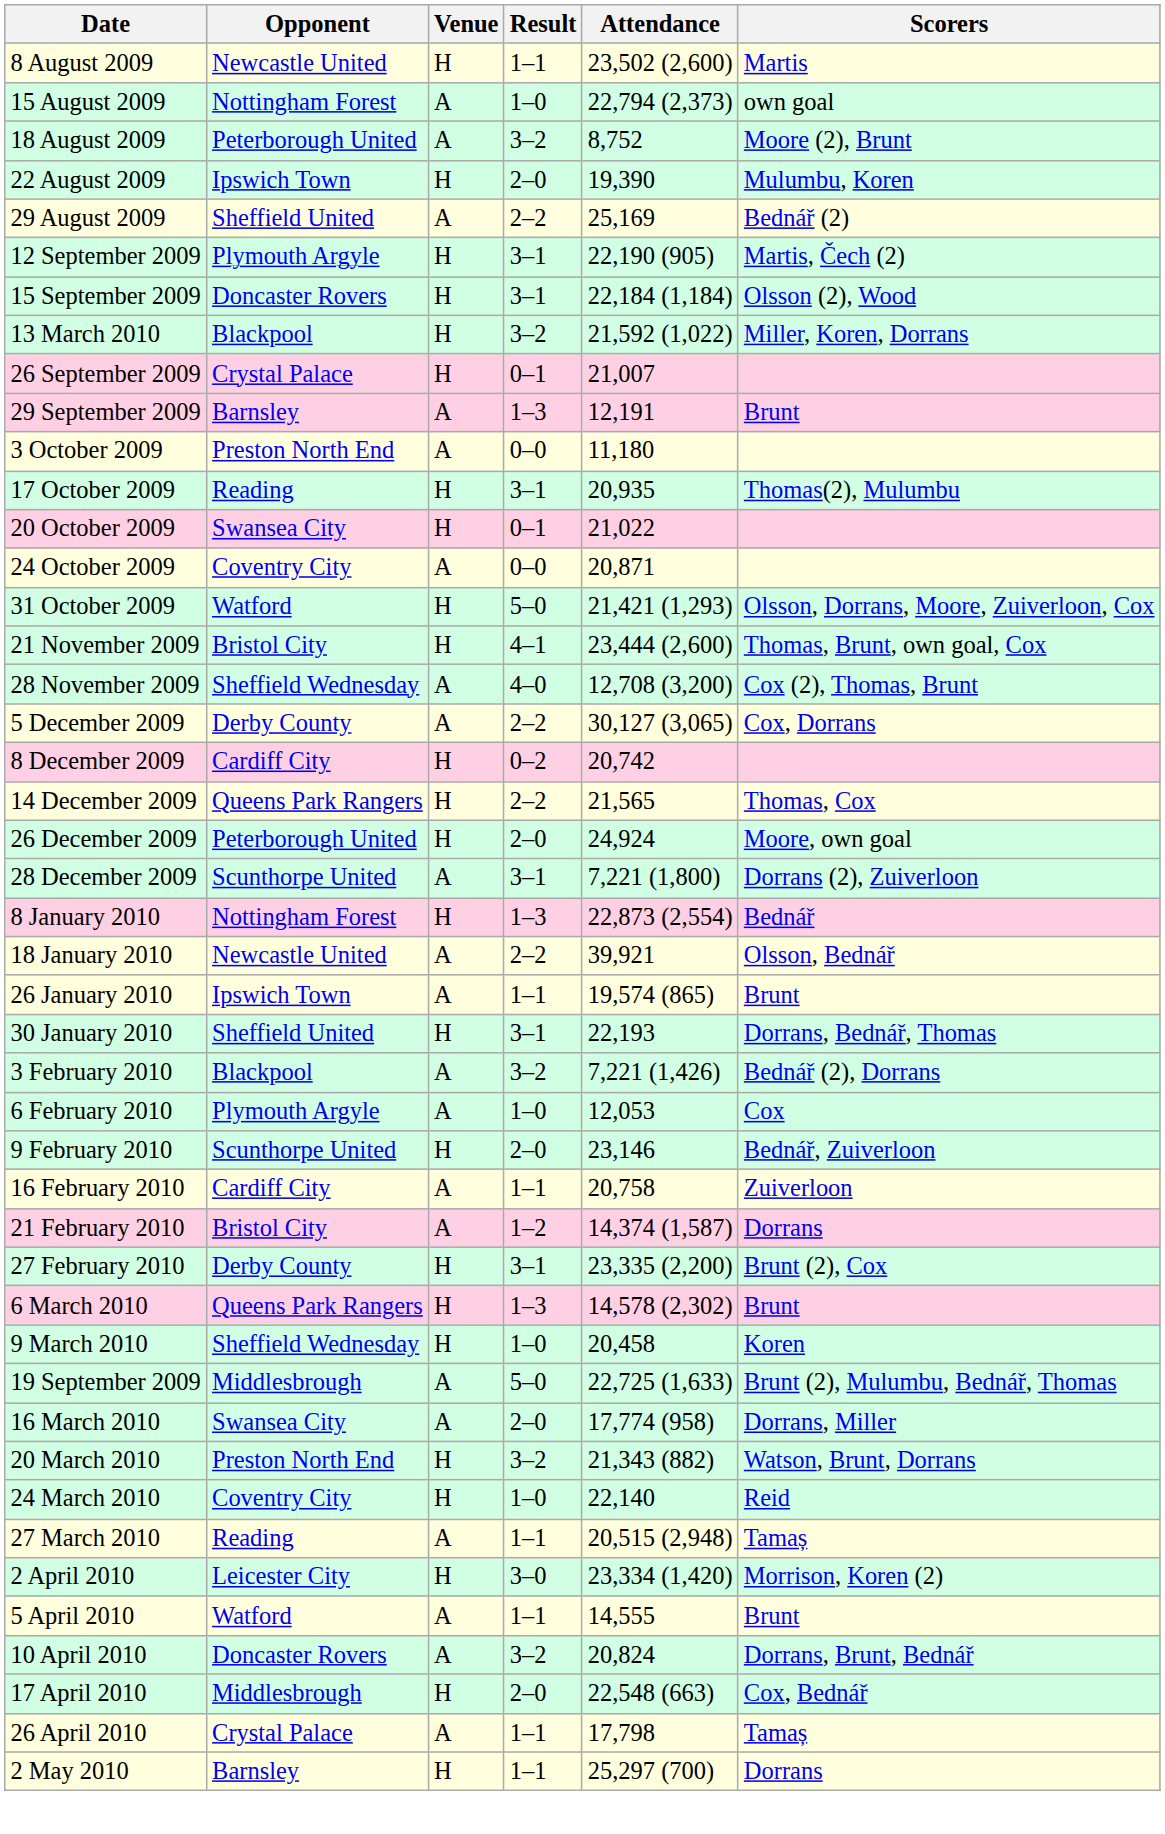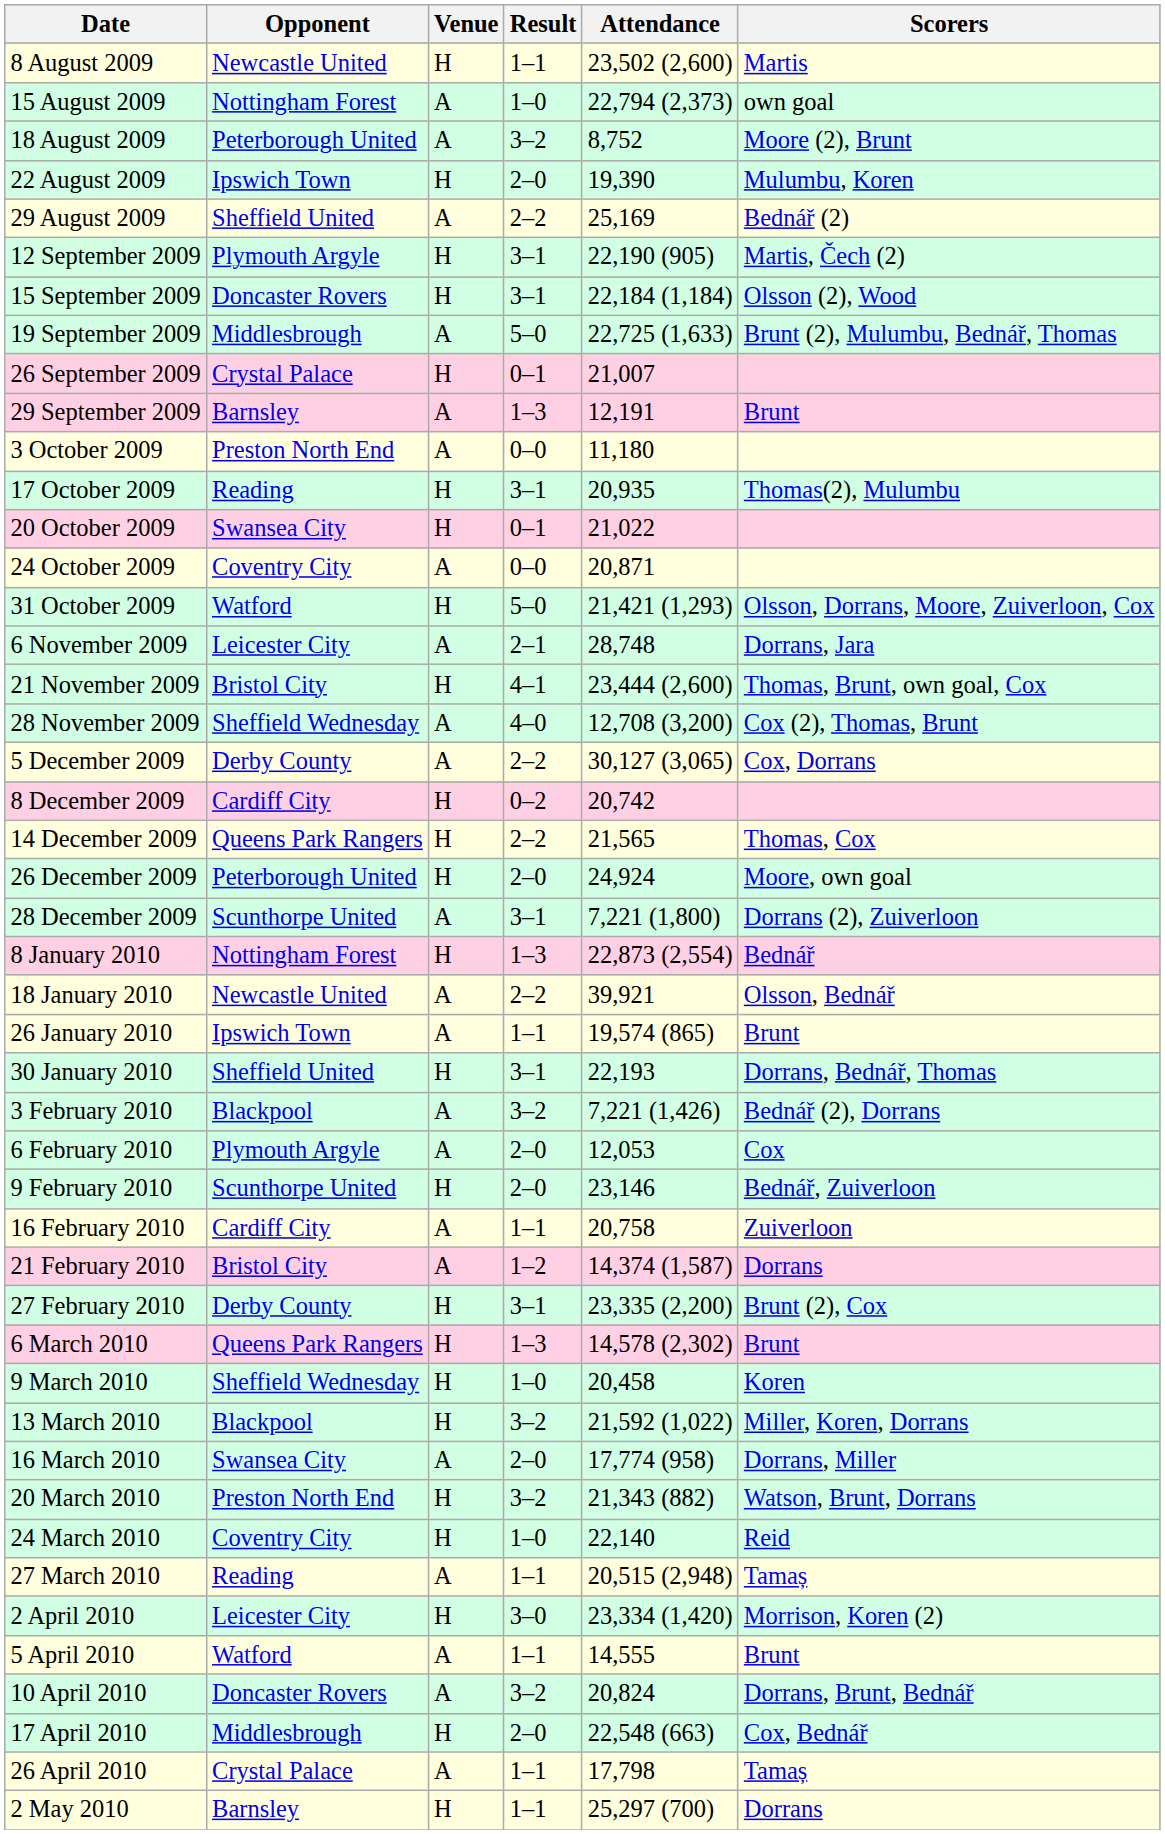rows swapped: (106, 1382) <-> (85, 334)
+ row: (99, 645)
(528, 1110) 1–0 -> (528, 1149) 2–0
